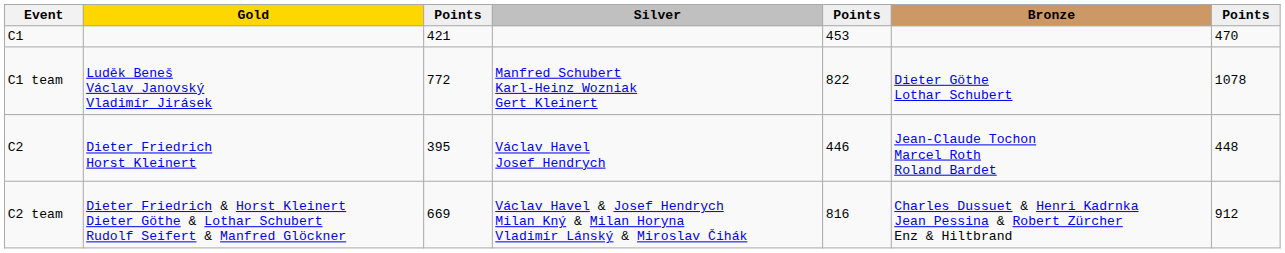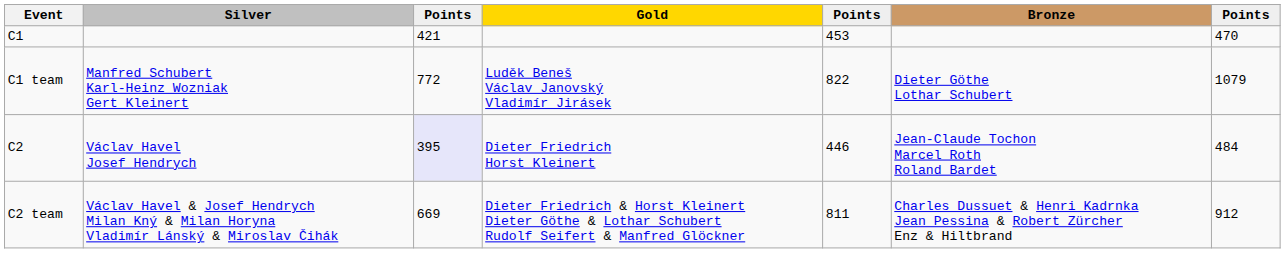columns swapped: (253, 15) <-> (657, 15)
(1231, 81) 1078 -> (1231, 81) 1079
(439, 148) no background -> (429, 148) lavender background
(1227, 148) 448 -> (1227, 148) 484
(838, 214) 816 -> (838, 214) 811
